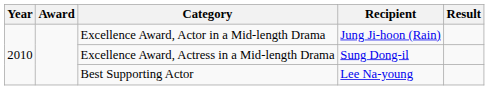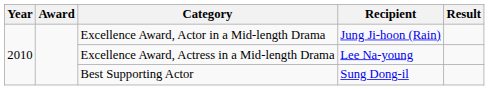(375, 54) Sung Dong-il -> (377, 54) Lee Na-young
(377, 74) Lee Na-young -> (375, 74) Sung Dong-il
